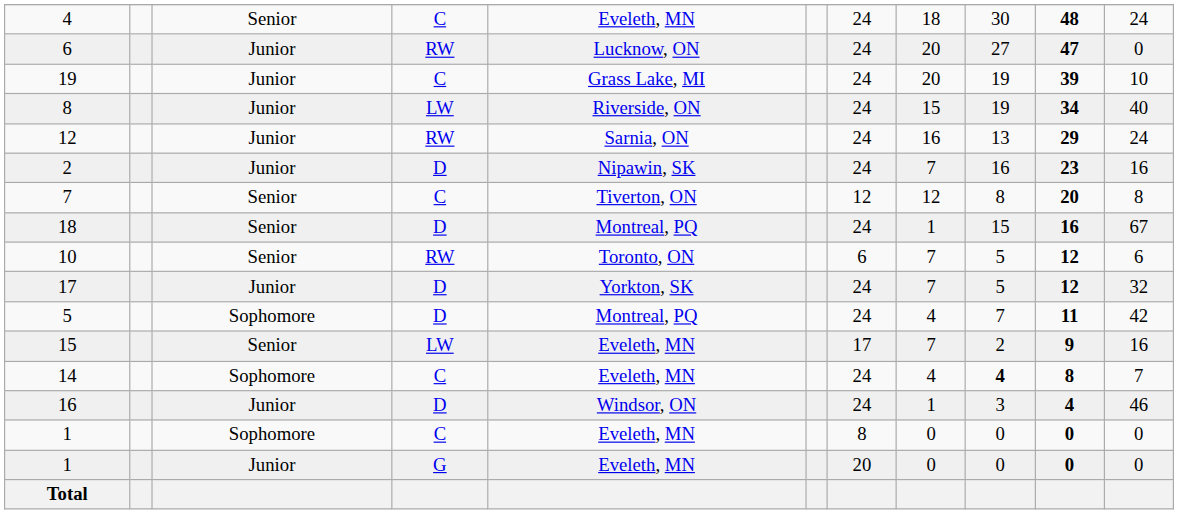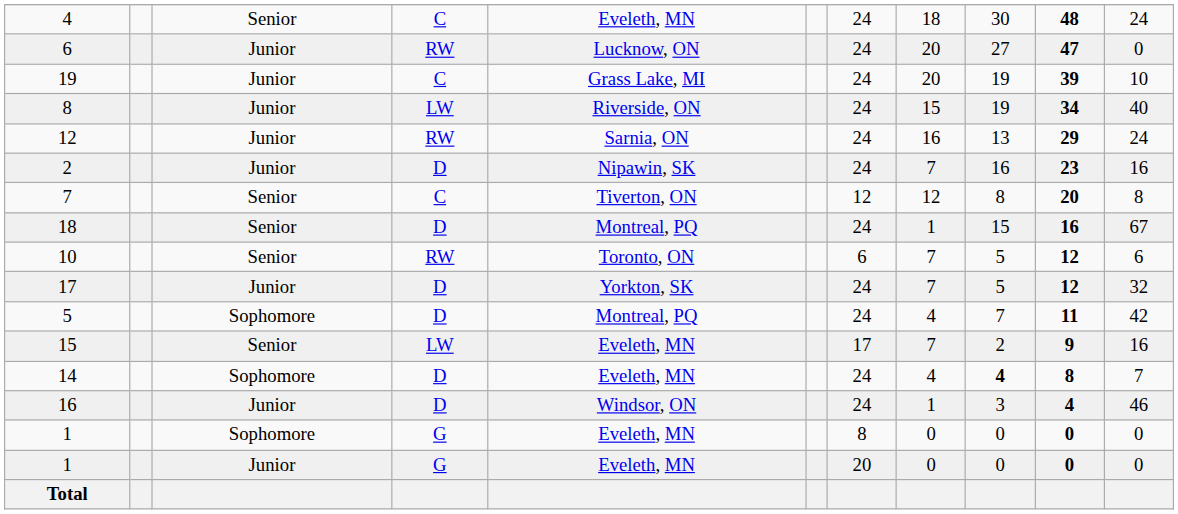(440, 375) C -> (440, 375) D
(440, 434) C -> (440, 434) G
